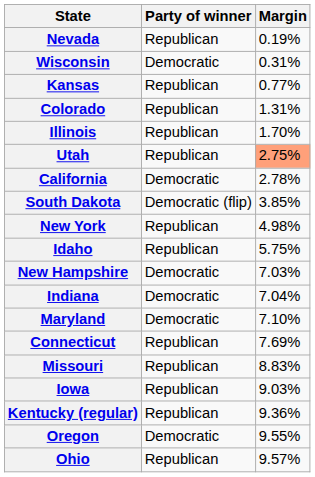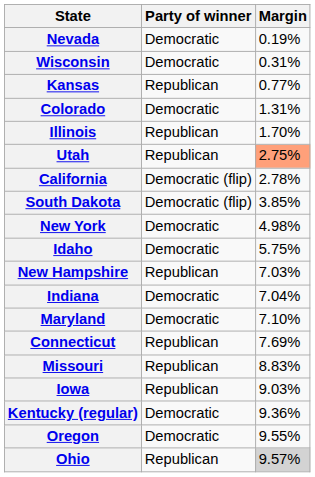(182, 39) Republican -> (182, 39) Democratic
(182, 109) Republican -> (182, 109) Democratic
(182, 179) Democratic -> (198, 179) Democratic (flip)
(182, 226) Republican -> (182, 226) Democratic
(182, 249) Republican -> (182, 249) Democratic
(182, 272) Democratic -> (182, 272) Republican
(182, 413) Republican -> (182, 413) Democratic
(280, 459) no background -> (280, 459) lightgrey background
